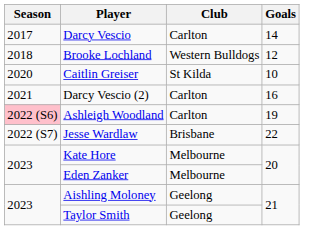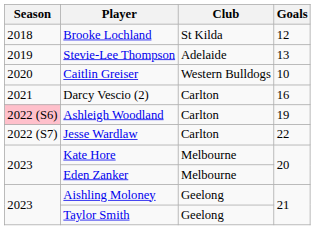- row: (97, 34)
(214, 54) Western Bulldogs -> (202, 34) St Kilda
+ row: (119, 54)
(190, 74) St Kilda -> (226, 74) Western Bulldogs
(192, 134) Brisbane -> (200, 134) Carlton
